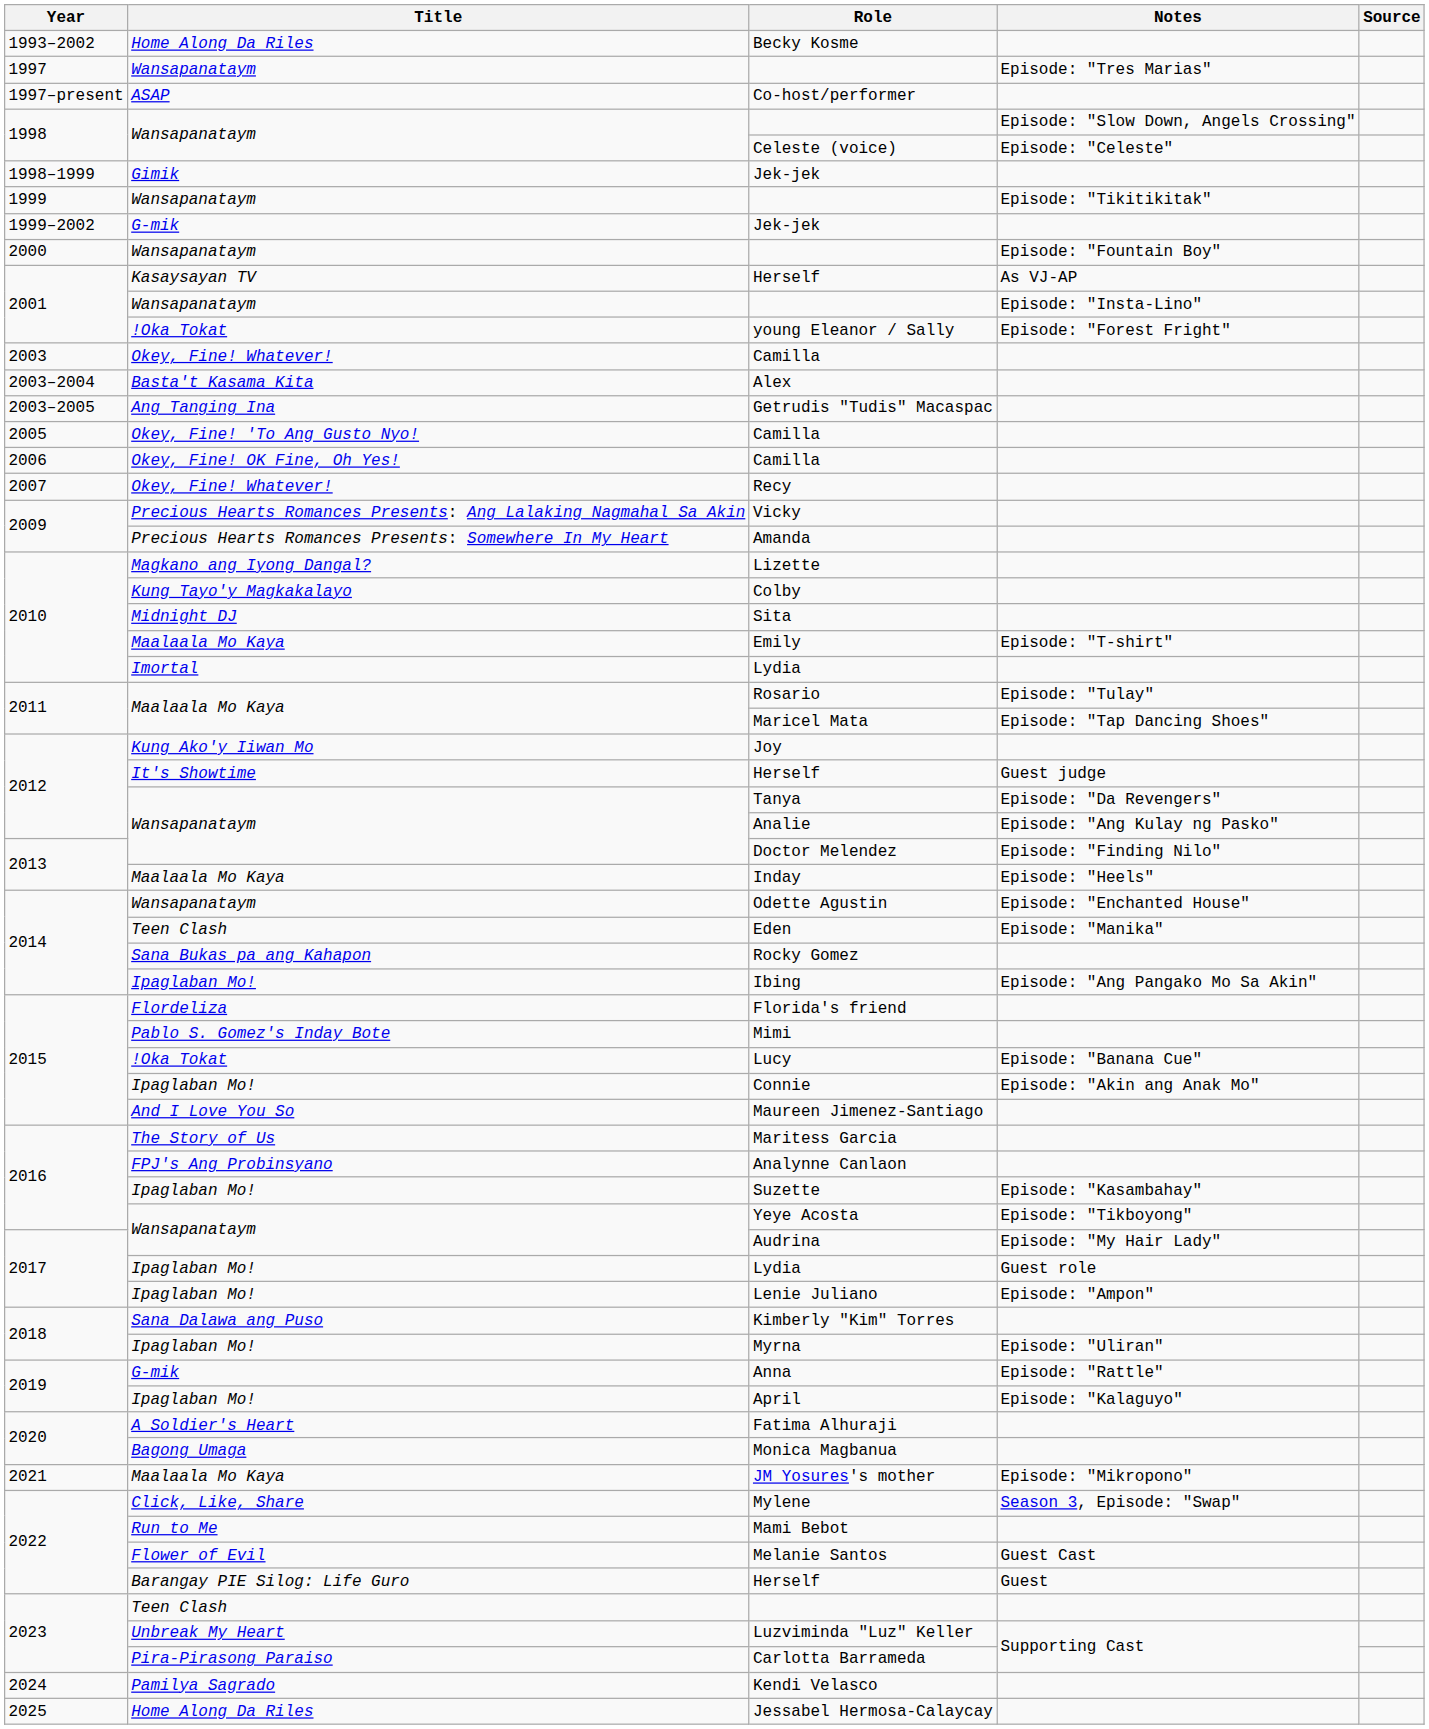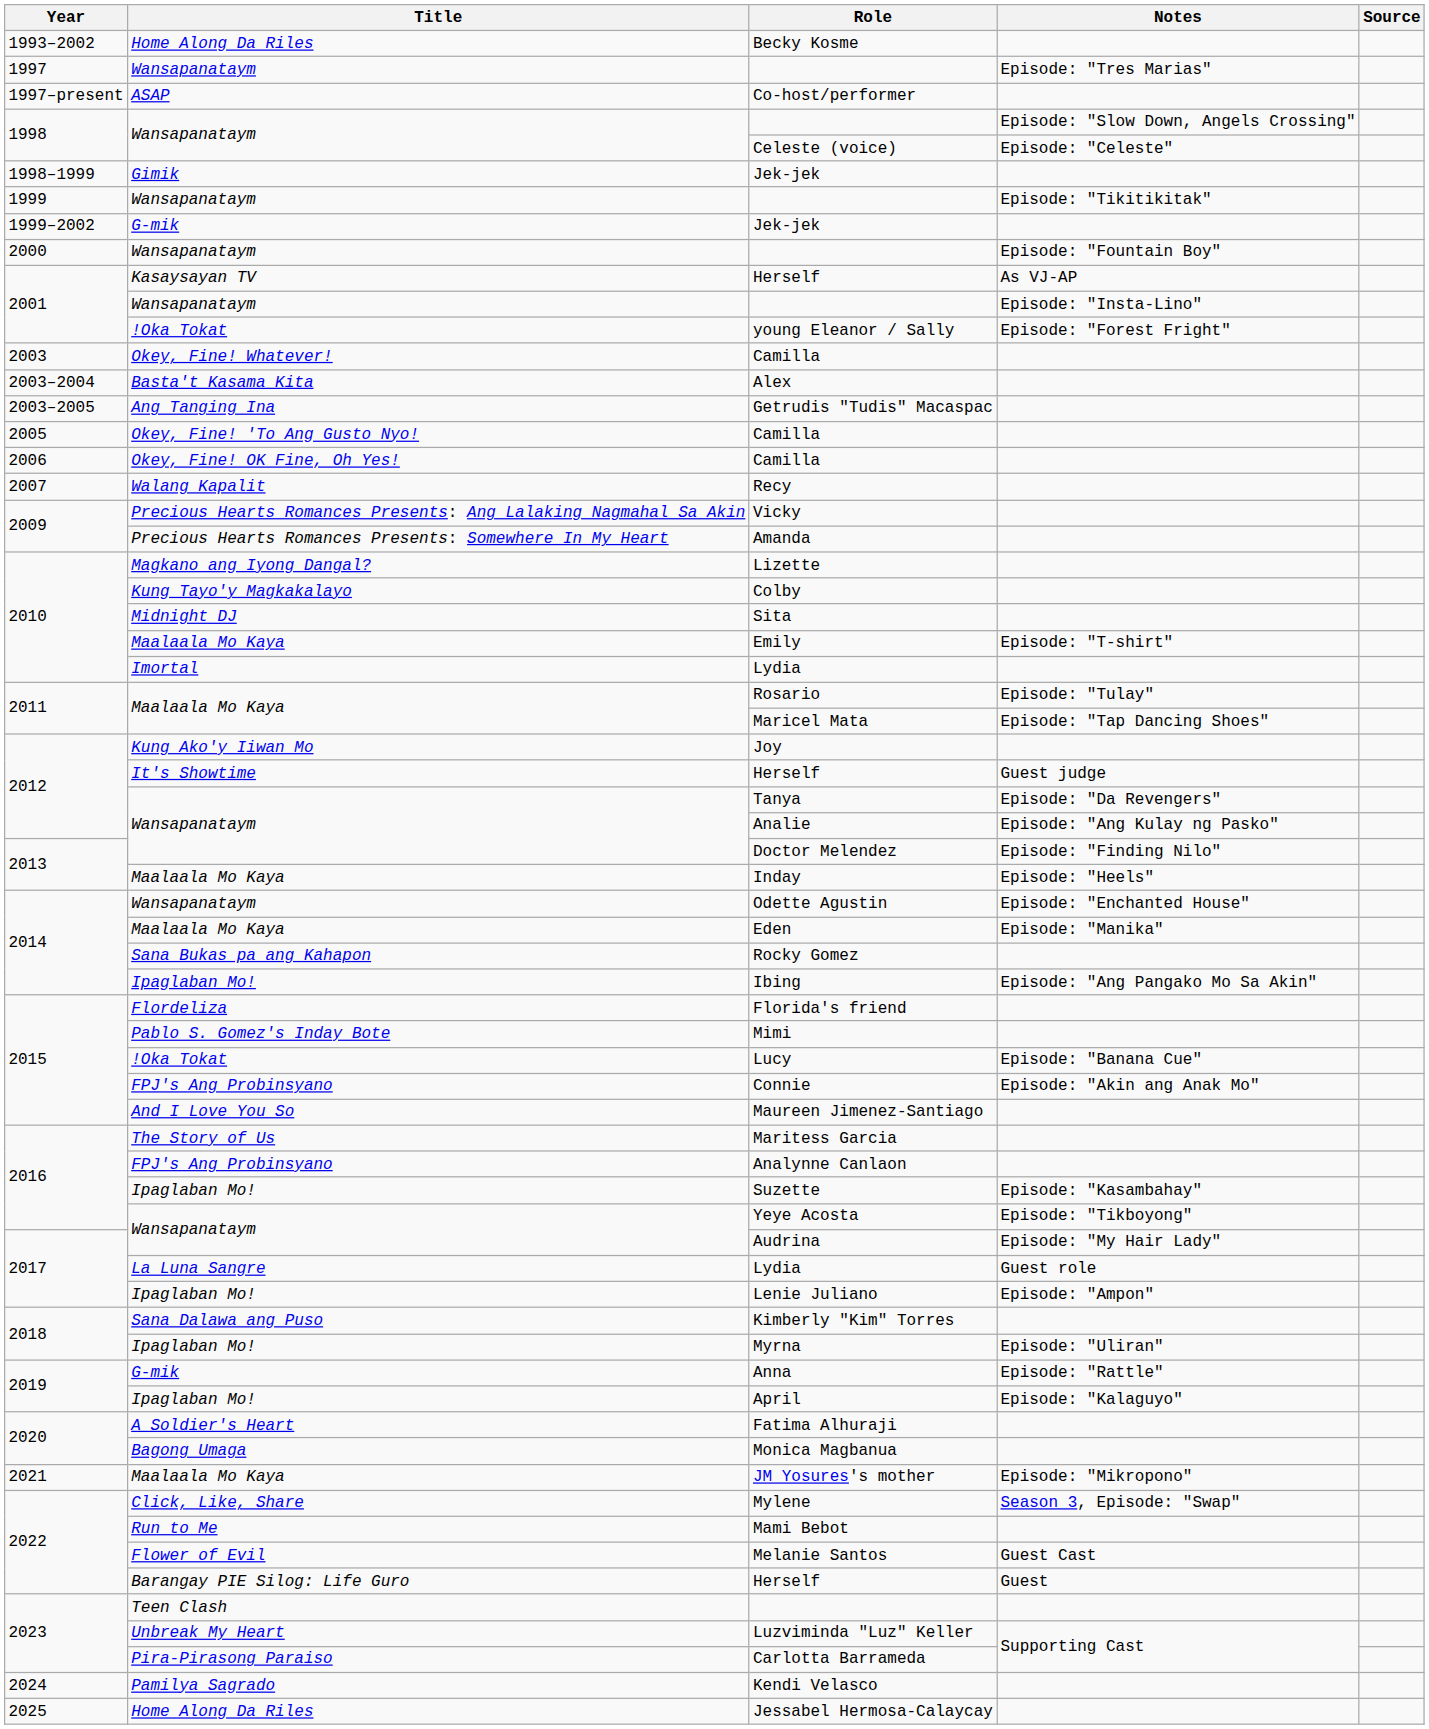(232, 487) Okey, Fine! Whatever! -> (198, 487) Walang Kapalit
(179, 930) Teen Clash -> (208, 930) Maalaala Mo Kaya
(194, 1086) Ipaglaban Mo! -> (232, 1086) FPJ's Ang Probinsyano
(194, 1269) Ipaglaban Mo! -> (198, 1269) La Luna Sangre
